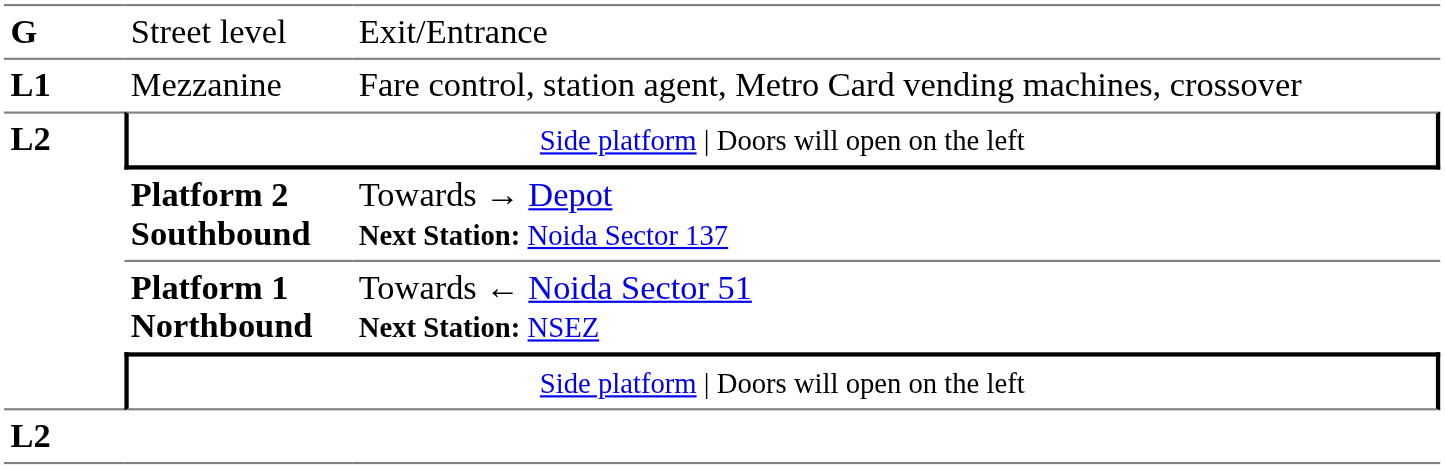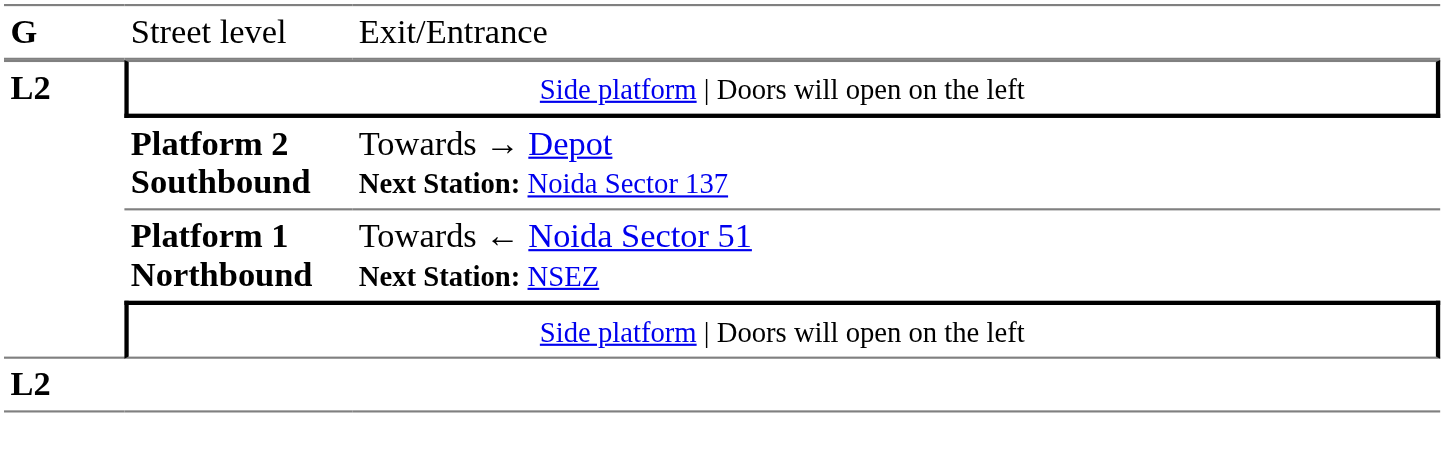- row: (206, 85)
